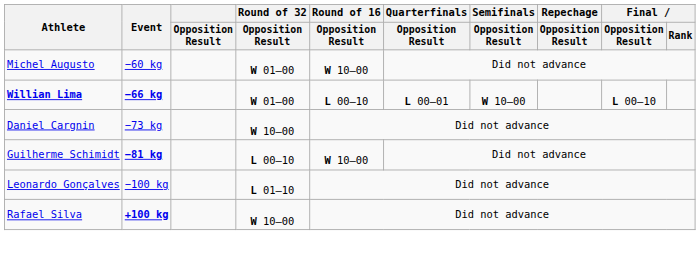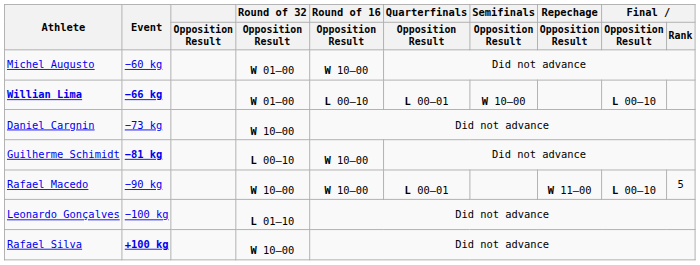+ row: (48, 184)
